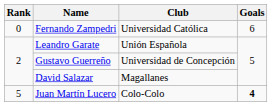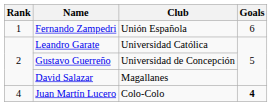(19, 28) 0 -> (19, 28) 1
(164, 28) Universidad Católica -> (154, 28) Unión Española
(154, 45) Unión Española -> (164, 45) Universidad Católica
(19, 93) 5 -> (19, 93) 4
